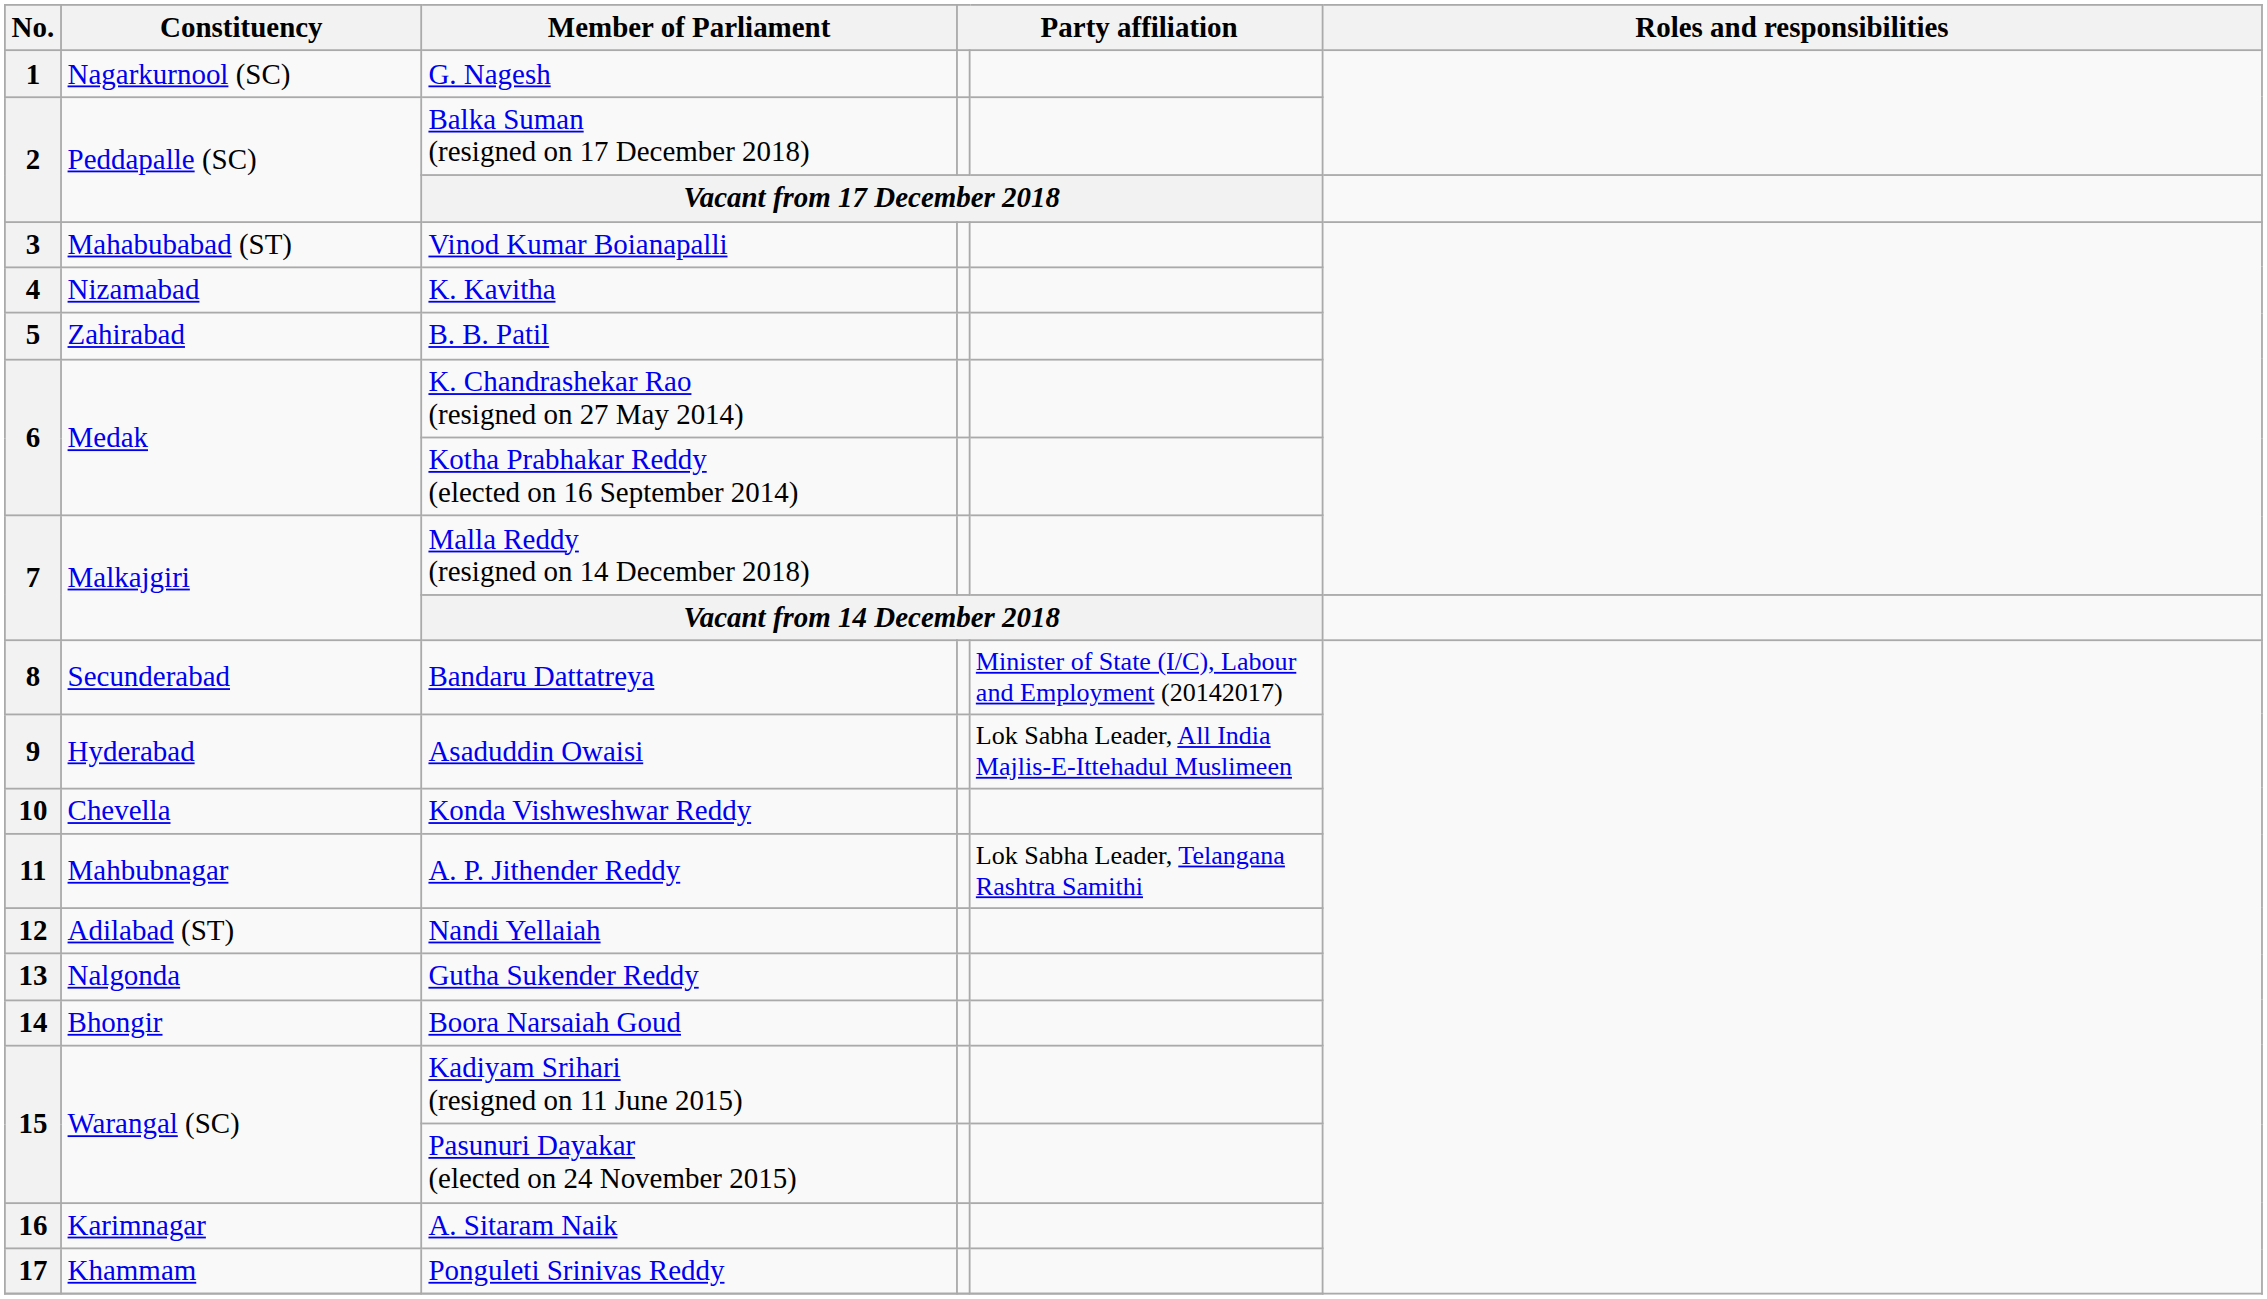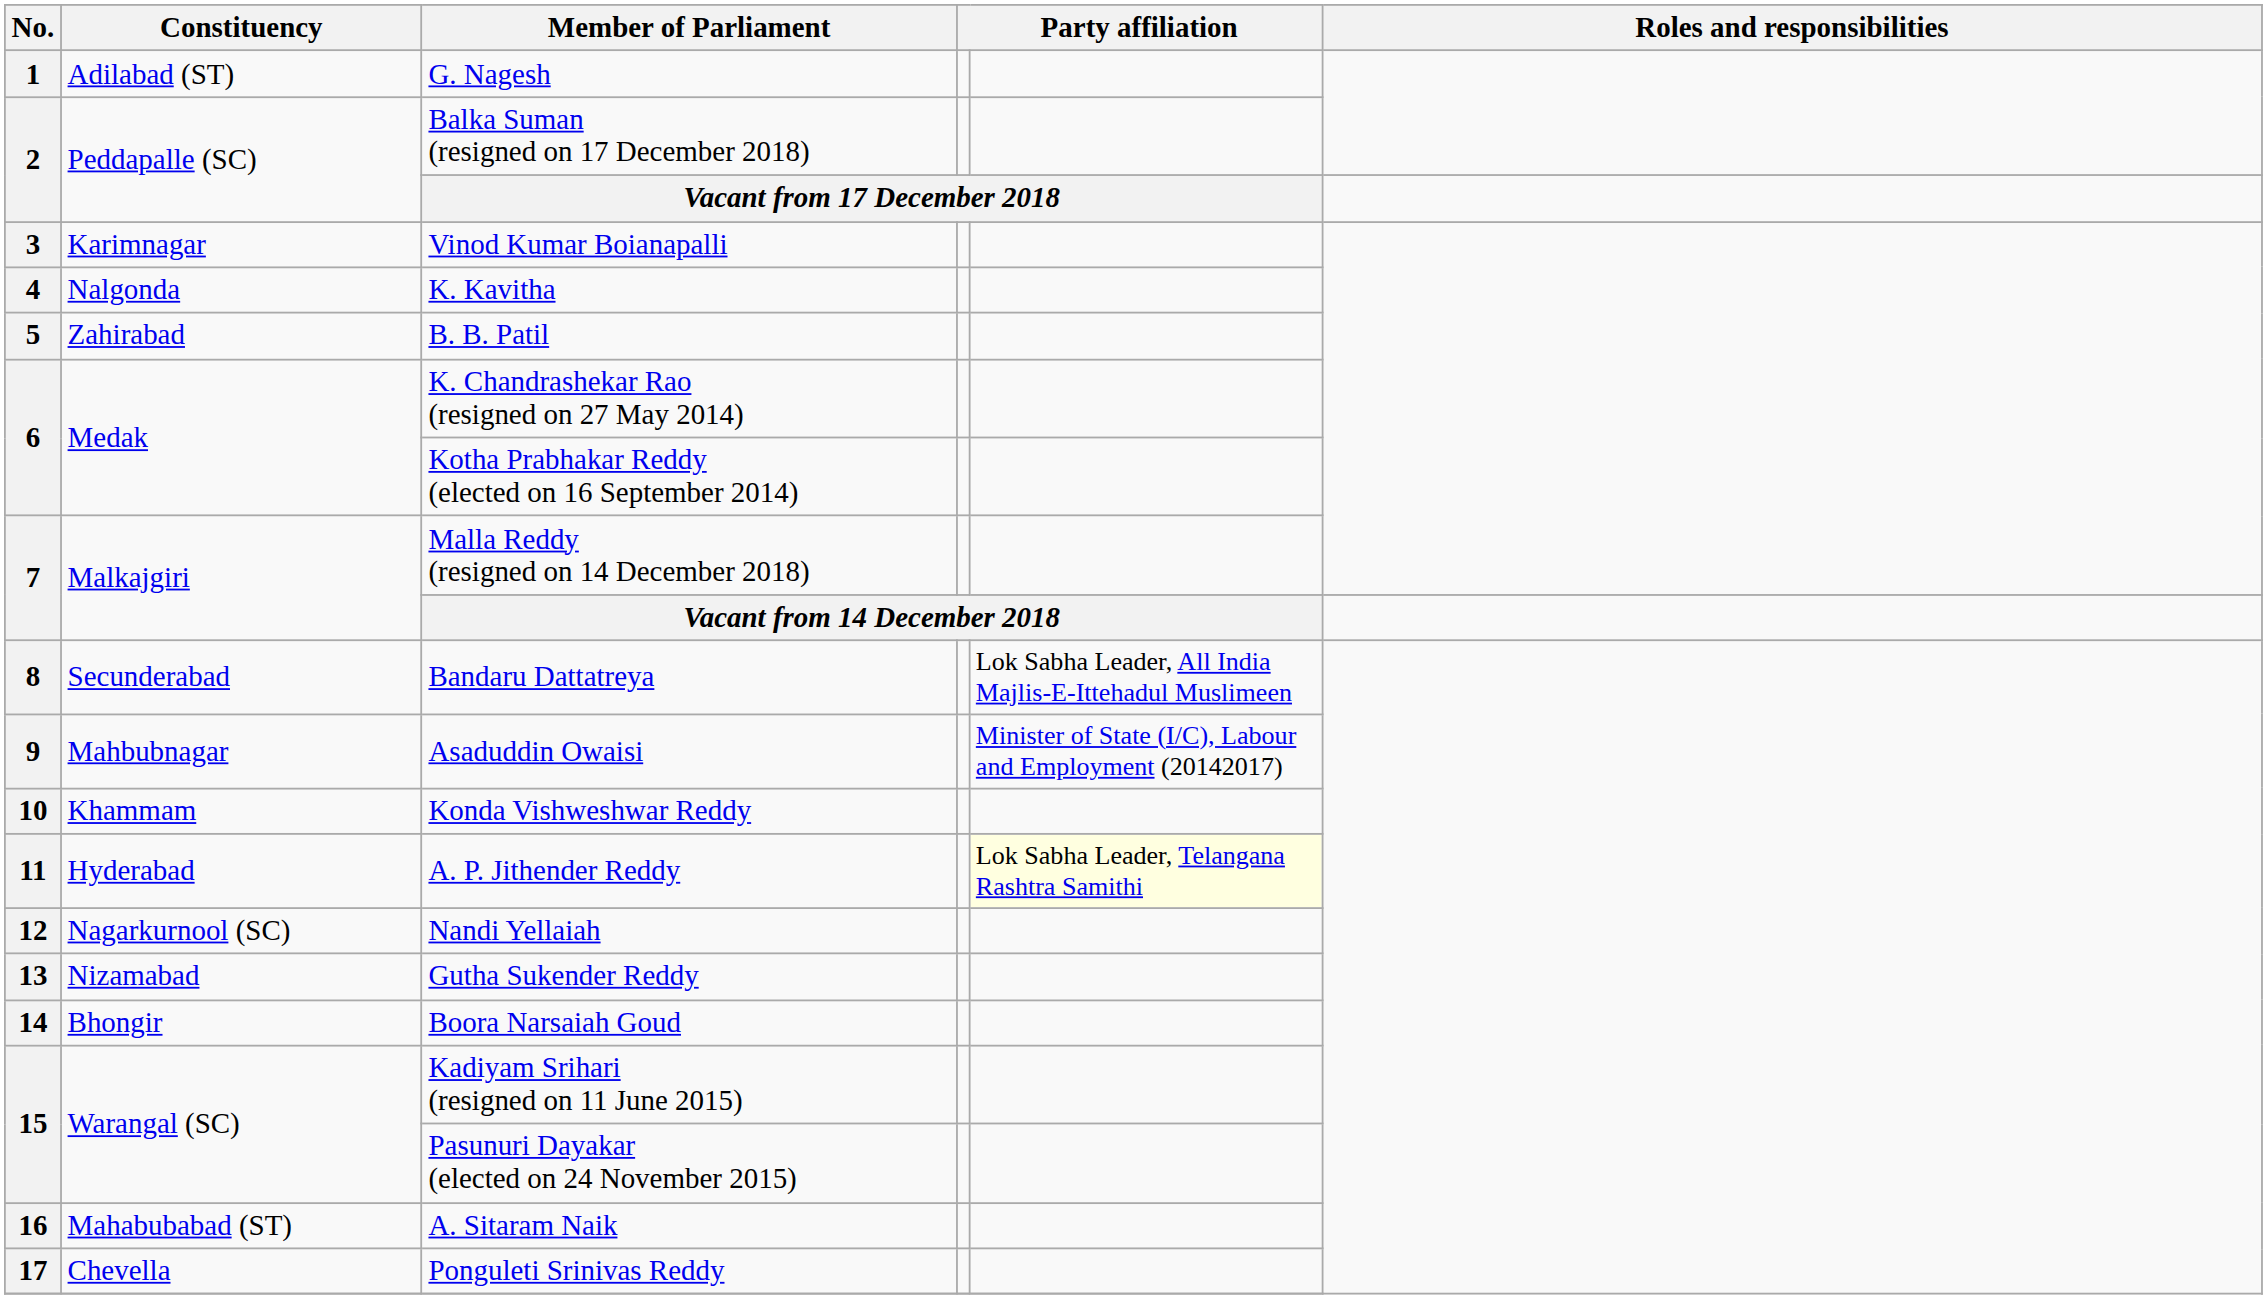(179, 73) Nagarkurnool (SC) -> (151, 73) Adilabad (ST)
(180, 243) Mahabubabad (ST) -> (137, 243) Karimnagar
(134, 289) Nizamabad -> (124, 289) Nalgonda
(1136, 676) Minister of State (I/C), Labour and Employment (20142017) -> (1134, 676) Lok Sabha Leader, All India Majlis-E-Ittehadul Muslimeen
(131, 750) Hyderabad -> (148, 750) Mahbubnagar
(1134, 750) Lok Sabha Leader, All India Majlis-E-Ittehadul Muslimeen -> (1136, 750) Minister of State (I/C), Labour and Employment (20142017)
(119, 810) Chevella -> (132, 810) Khammam
(148, 870) Mahbubnagar -> (131, 870) Hyderabad
(1130, 870) no background -> (1130, 870) lightyellow background
(151, 930) Adilabad (ST) -> (179, 930) Nagarkurnool (SC)
(124, 976) Nalgonda -> (134, 976) Nizamabad
(137, 1225) Karimnagar -> (180, 1225) Mahabubabad (ST)
(132, 1270) Khammam -> (119, 1270) Chevella
